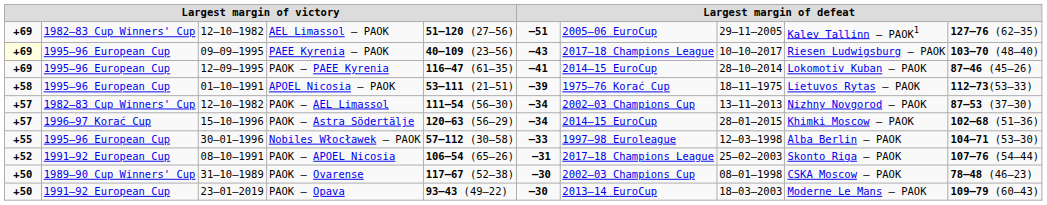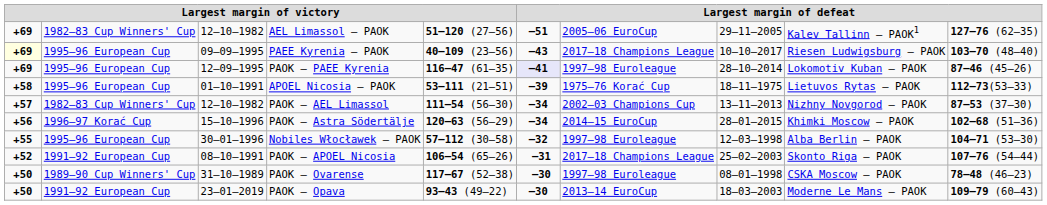(538, 69) no background -> (538, 69) lavender background
(610, 69) 2014–15 EuroCup -> (619, 69) 1997–98 Euroleague
(23, 122) +57 -> (23, 122) +56
(538, 139) –33 -> (538, 139) –32
(629, 174) 2002–03 Champions Cup -> (619, 174) 1997–98 Euroleague
